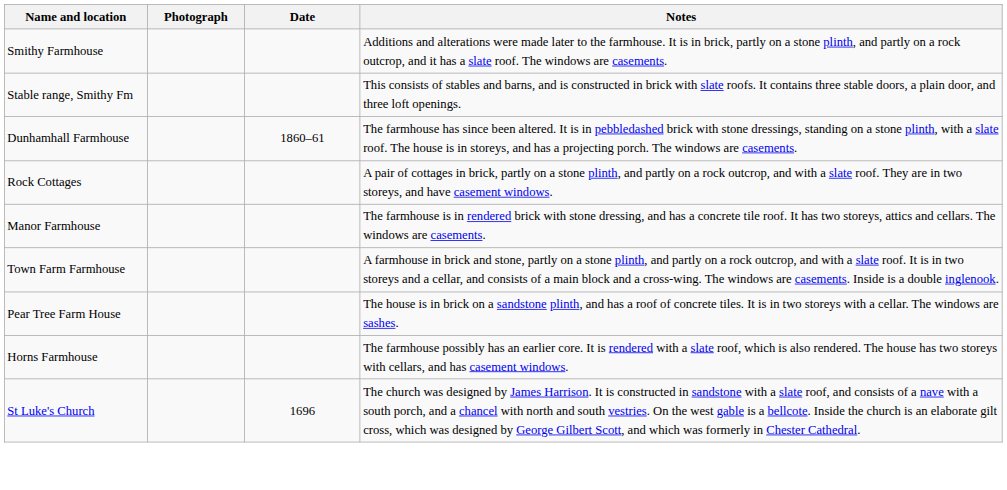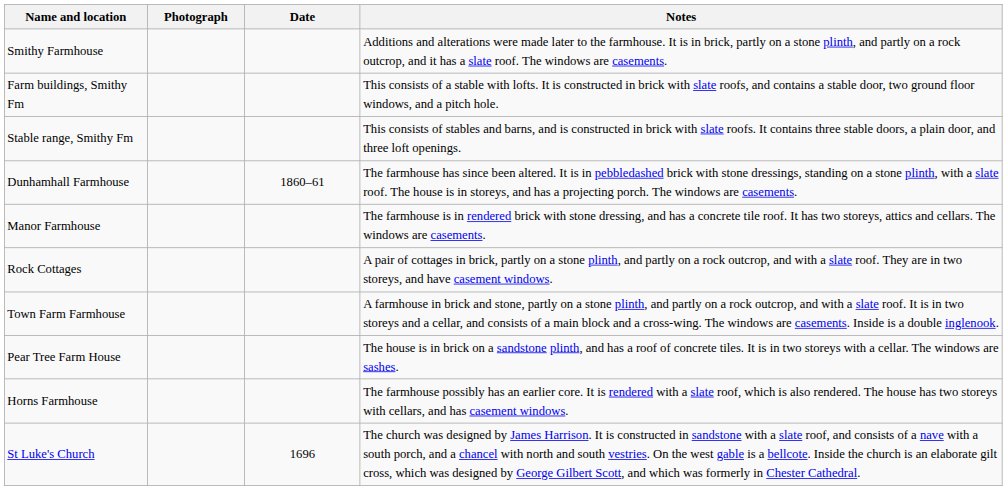+ row: (67, 94)
rows swapped: (54, 226) <-> (44, 182)
